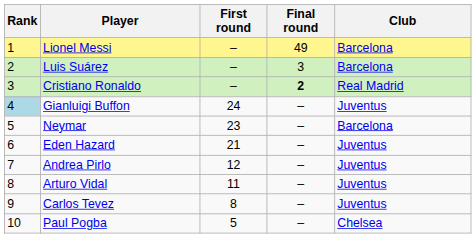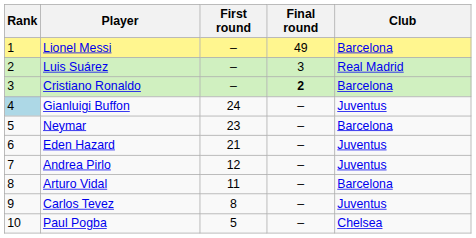(365, 67) Barcelona -> (370, 67) Real Madrid
(370, 86) Real Madrid -> (365, 86) Barcelona
(362, 184) Juventus -> (365, 184) Barcelona
